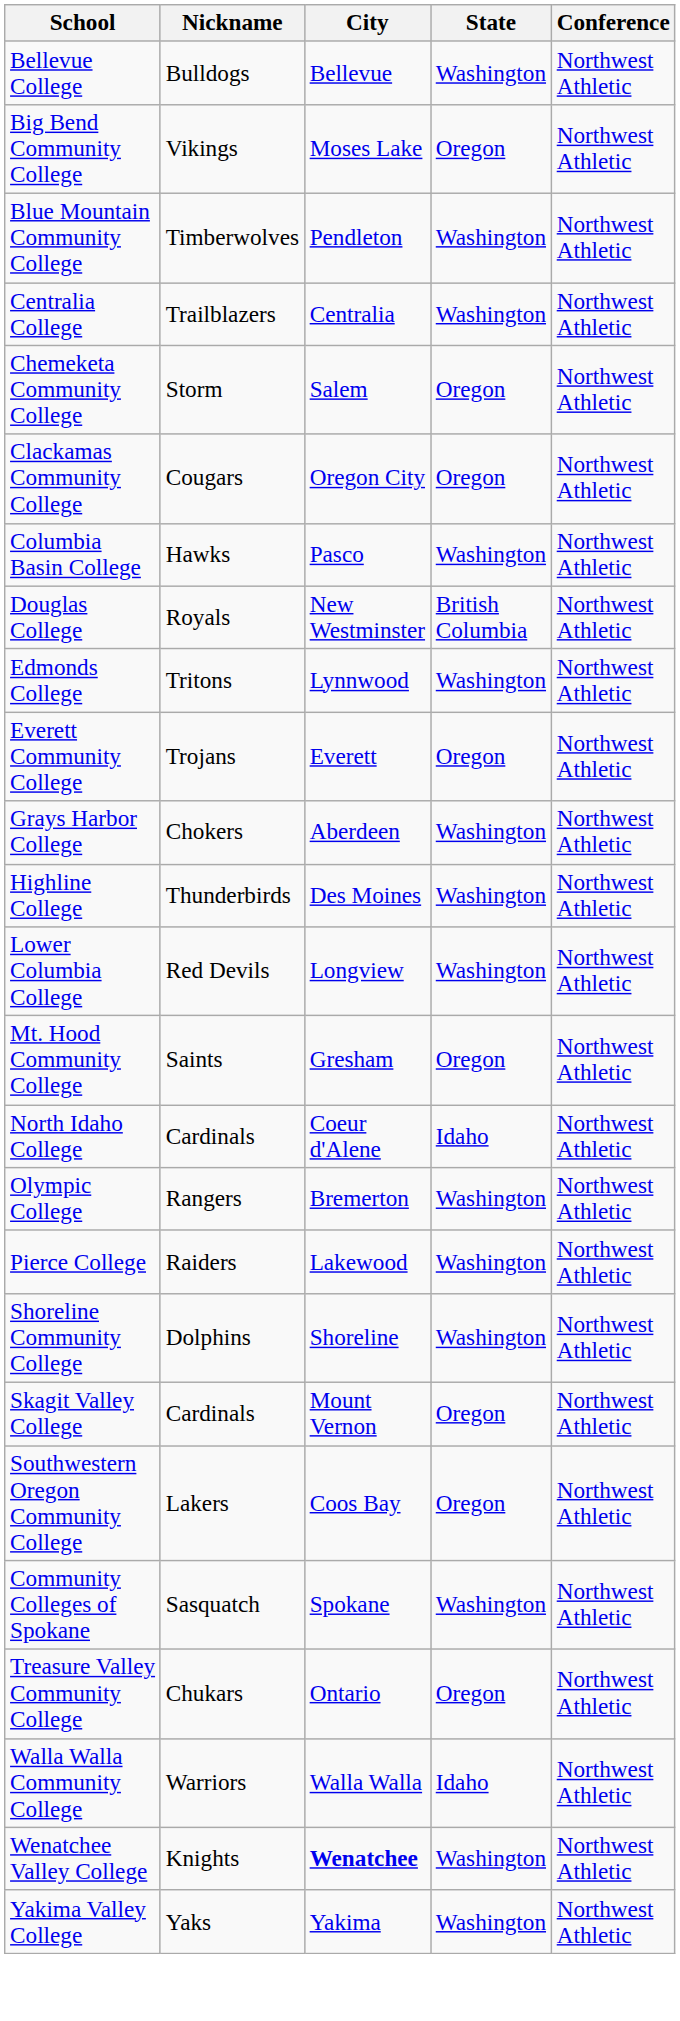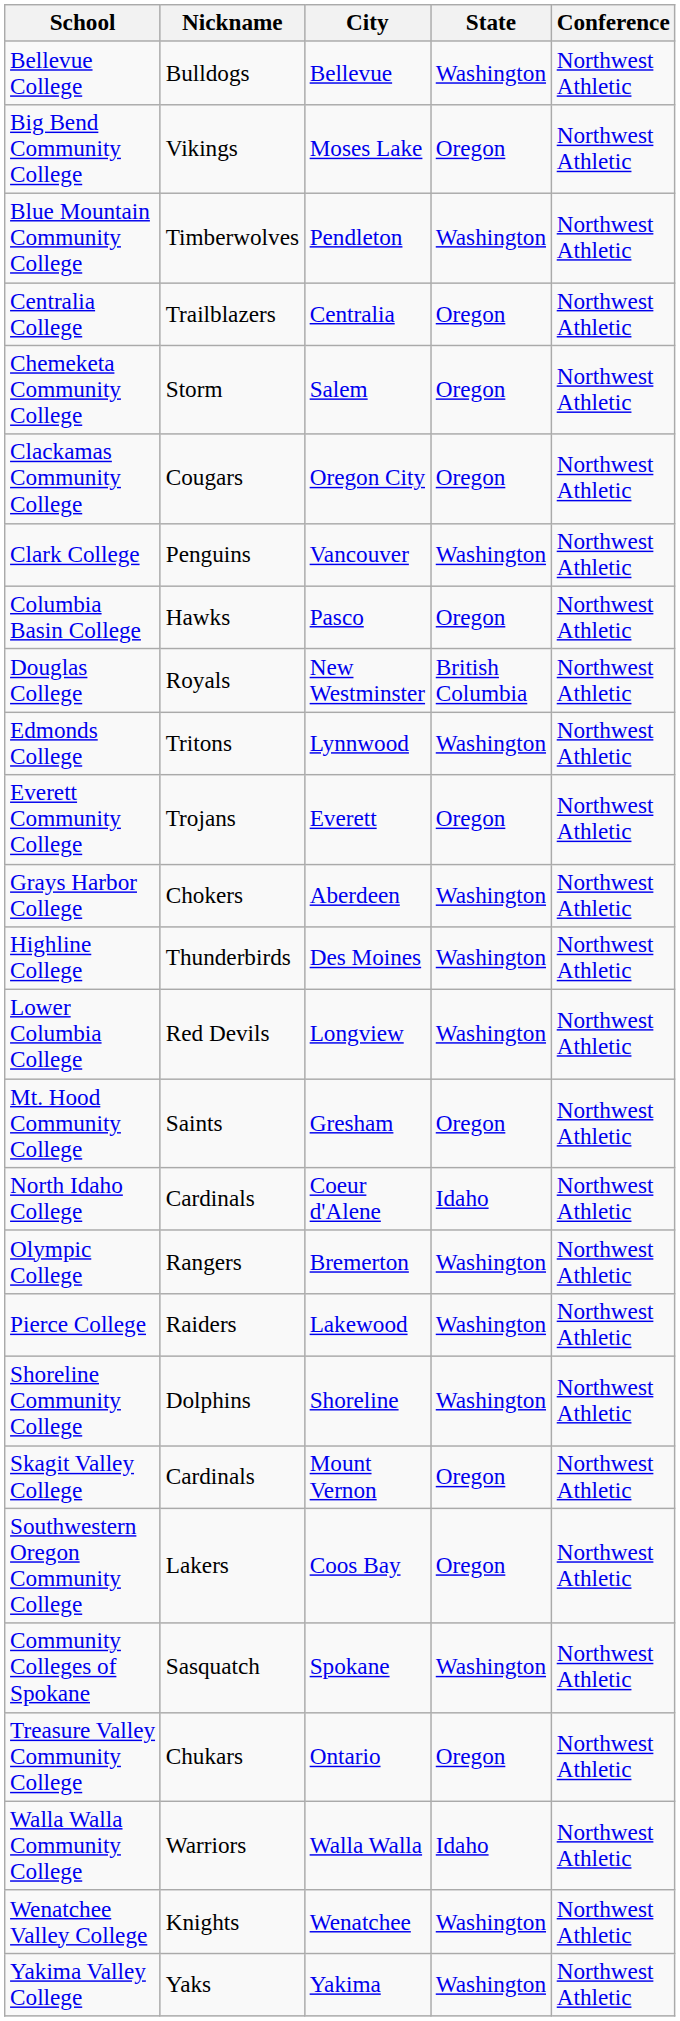(491, 313) Washington -> (471, 313) Oregon
+ row: (75, 554)
(491, 554) Washington -> (471, 617) Oregon
(364, 1858) bold -> (360, 1921) normal
